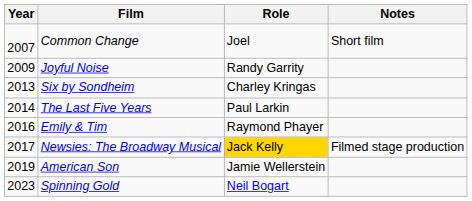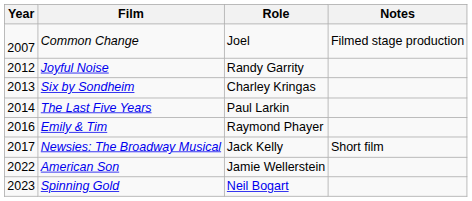(357, 41) Short film -> (397, 41) Filmed stage production
(21, 68) 2009 -> (21, 68) 2012
(255, 147) gold background -> (255, 147) no background
(397, 147) Filmed stage production -> (357, 147) Short film
(21, 166) 2019 -> (21, 166) 2022
